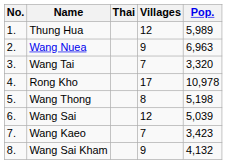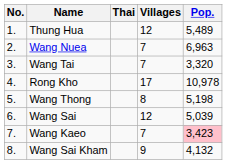(200, 30) 5,989 -> (200, 30) 5,489
(143, 47) 9 -> (143, 47) 7
(200, 133) no background -> (200, 133) pink background
